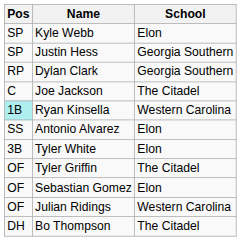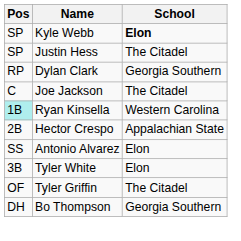(150, 33) normal -> (138, 33) bold
(185, 52) Georgia Southern -> (156, 52) The Citadel
+ row: (74, 129)
- row: (83, 187)
- row: (73, 206)
(168, 226) The Citadel -> (173, 206) Georgia Southern
